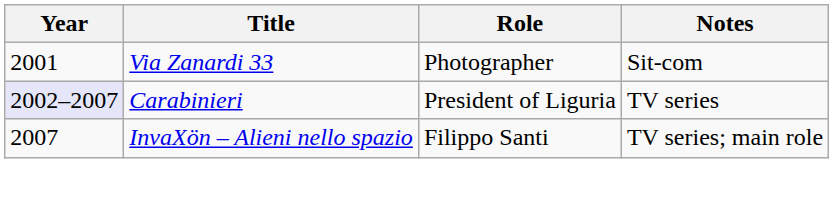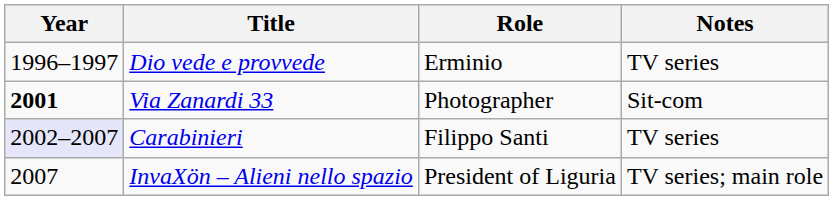+ row: (227, 61)
(34, 61) normal -> (34, 99) bold
(520, 99) President of Liguria -> (486, 137) Filippo Santi
(486, 137) Filippo Santi -> (520, 175) President of Liguria
